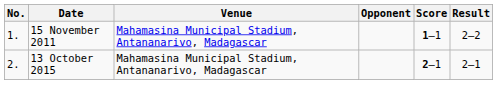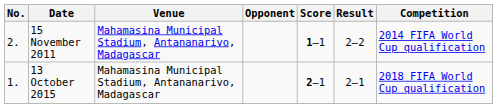+ column: (434, 13)
(13, 36) 1. -> (13, 42) 2.
(13, 65) 2. -> (13, 83) 1.
